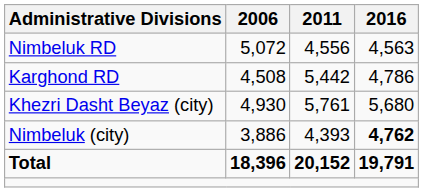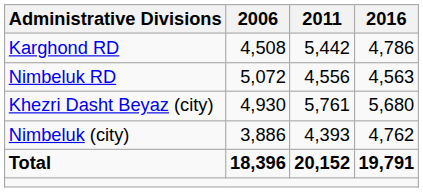rows swapped: (64, 76) <-> (62, 47)
(391, 134) bold -> (391, 134) normal
